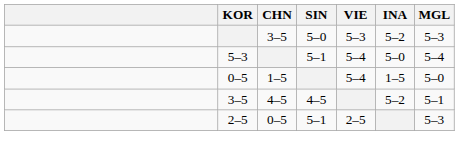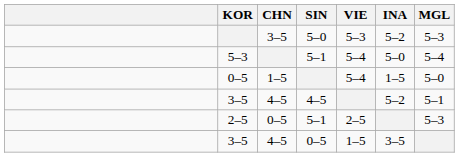+ row: (238, 141)
